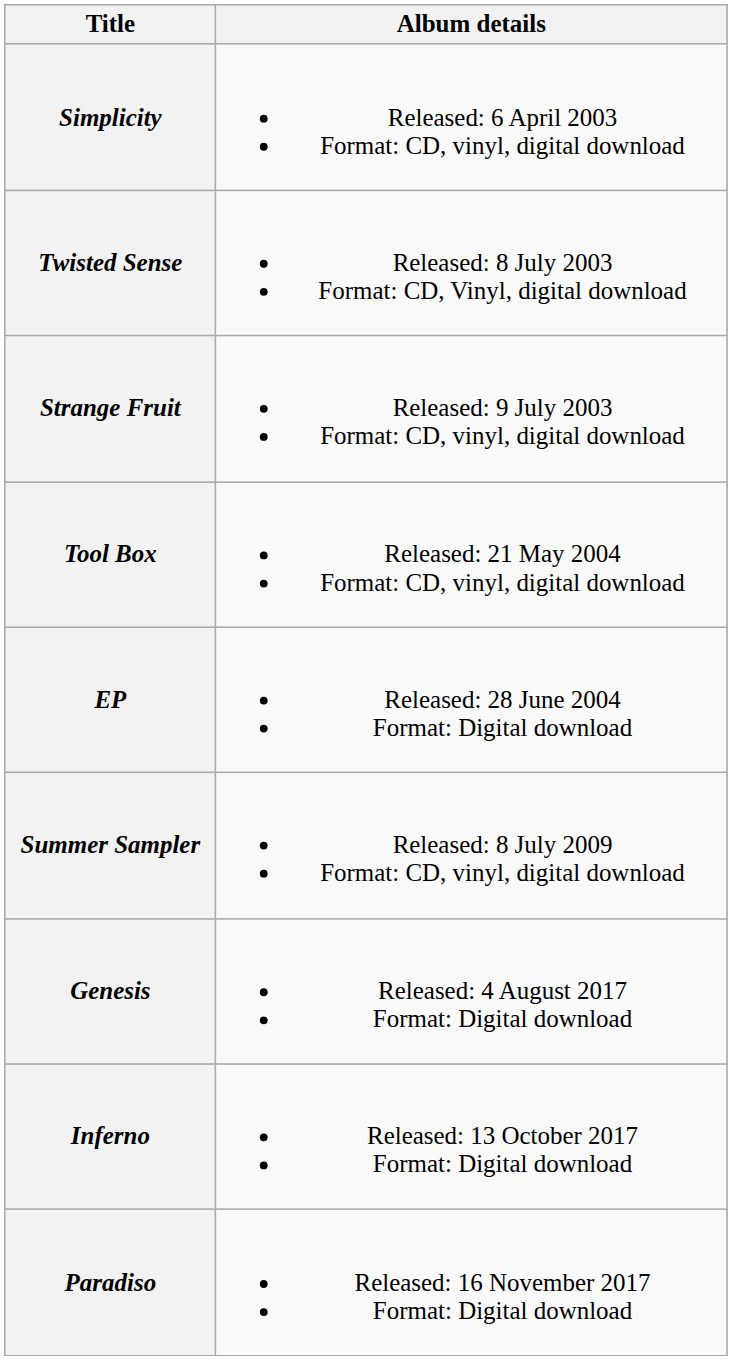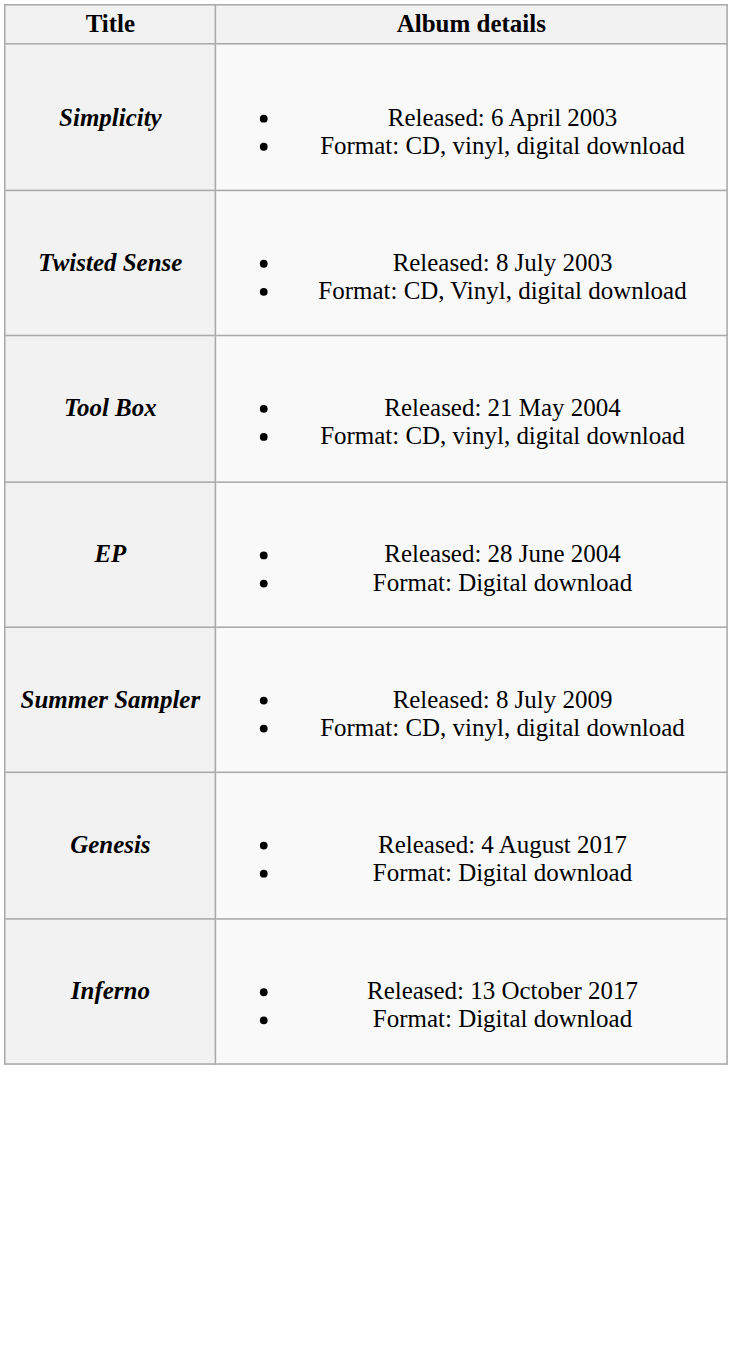- row: (110, 408)
- row: (110, 1282)
